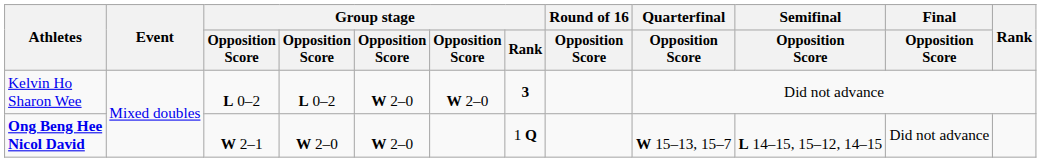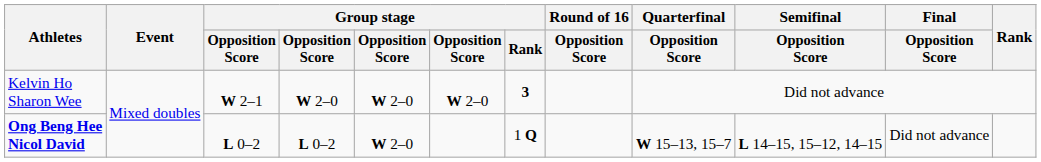(242, 101) L 0–2 -> (242, 101) W 2–1
(317, 101) L 0–2 -> (317, 101) W 2–0
(242, 144) W 2–1 -> (242, 144) L 0–2
(317, 144) W 2–0 -> (317, 144) L 0–2
